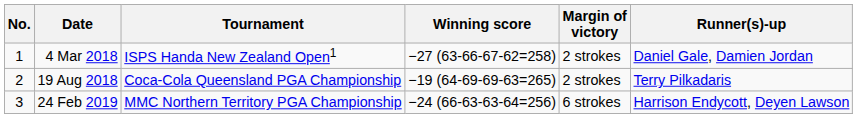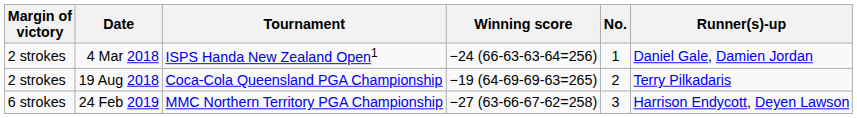columns swapped: (19, 24) <-> (595, 24)
(482, 56) −27 (63-66-67-62=258) -> (523, 56) −24 (66-63-63-64=256)
(482, 103) −24 (66-63-63-64=256) -> (523, 103) −27 (63-66-67-62=258)
